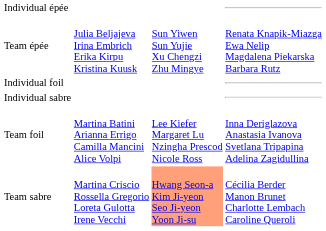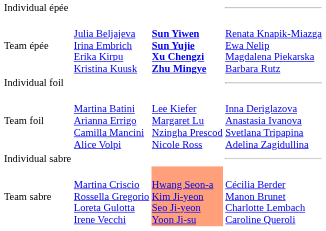(178, 51) normal -> (179, 51) bold
rows swapped: (24, 135) <-> (38, 97)
